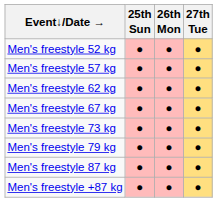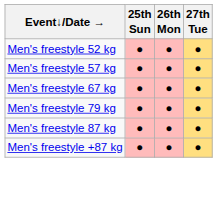- row: (62, 88)
- row: (62, 128)
